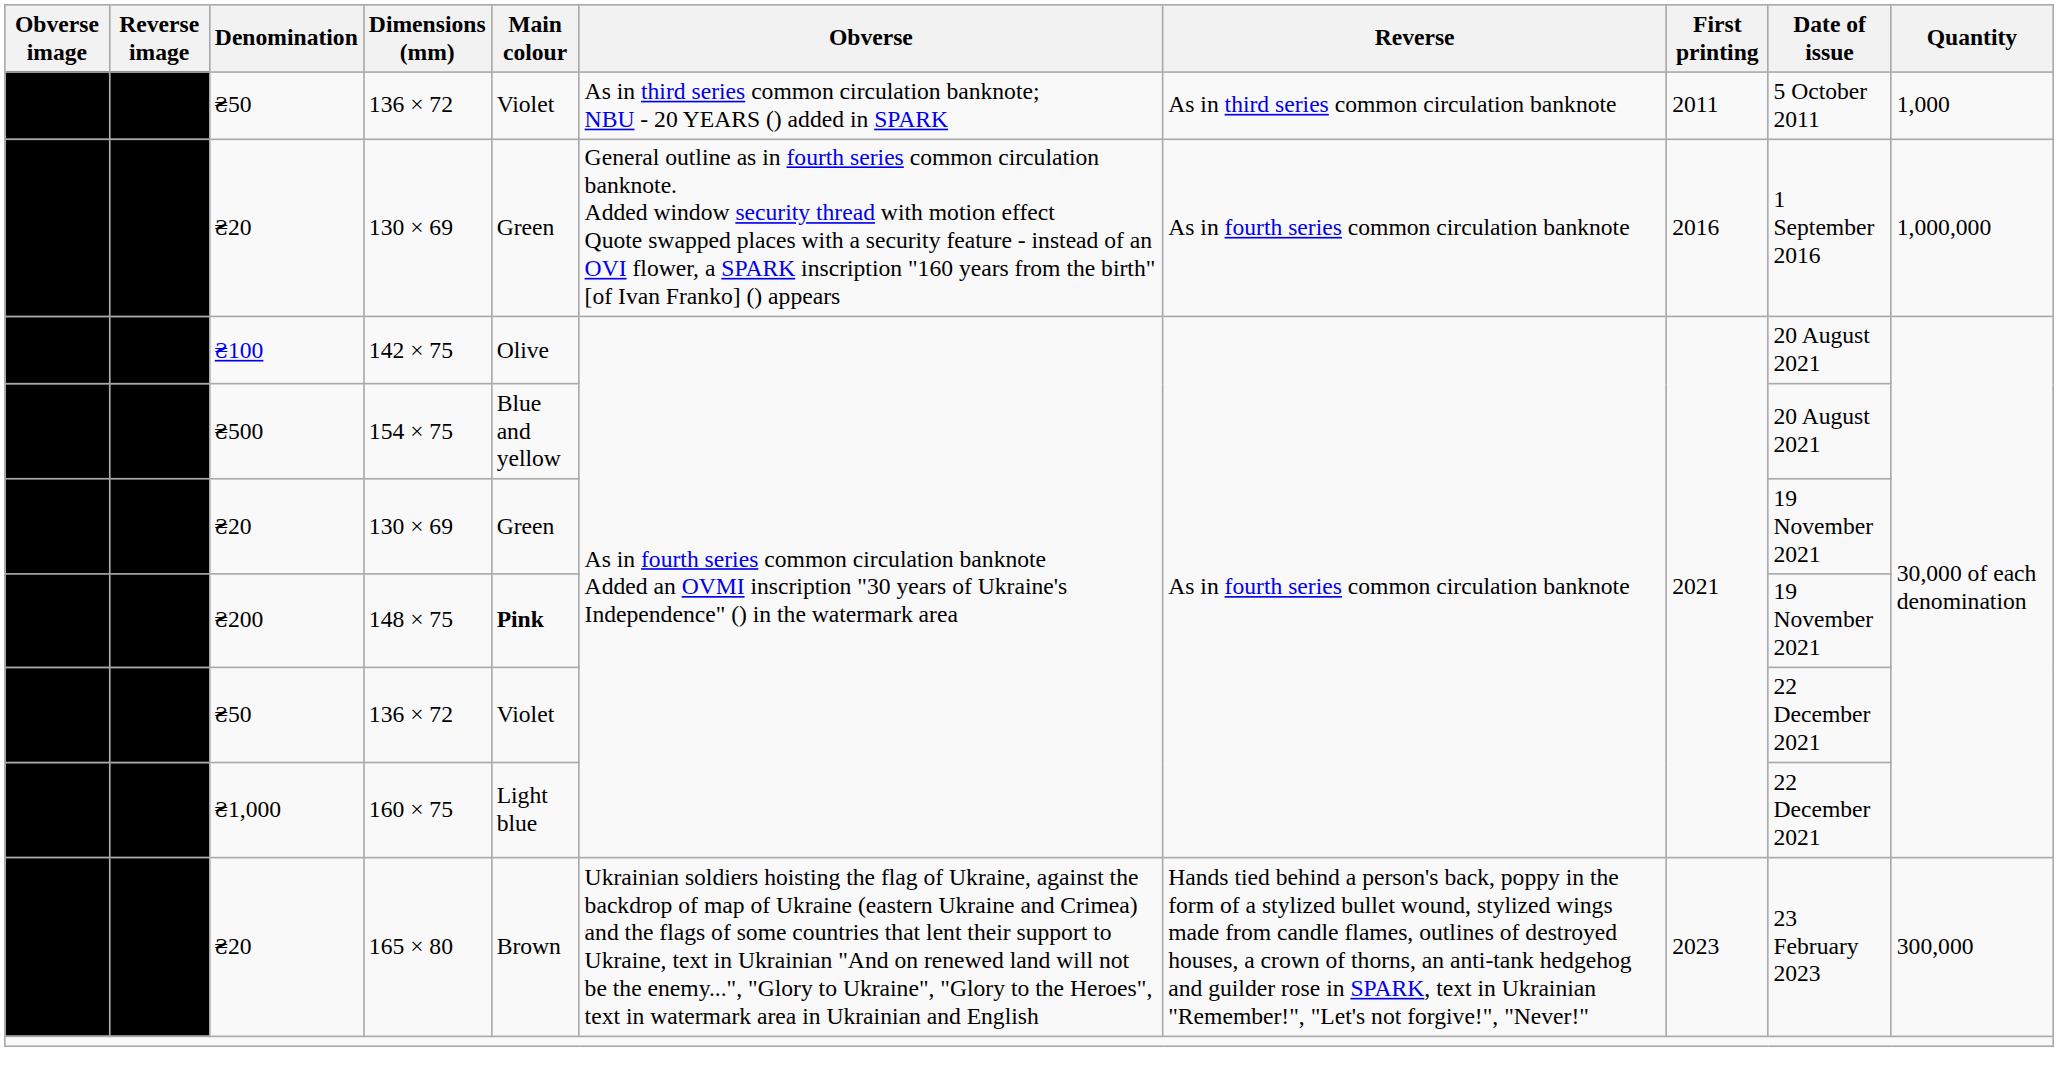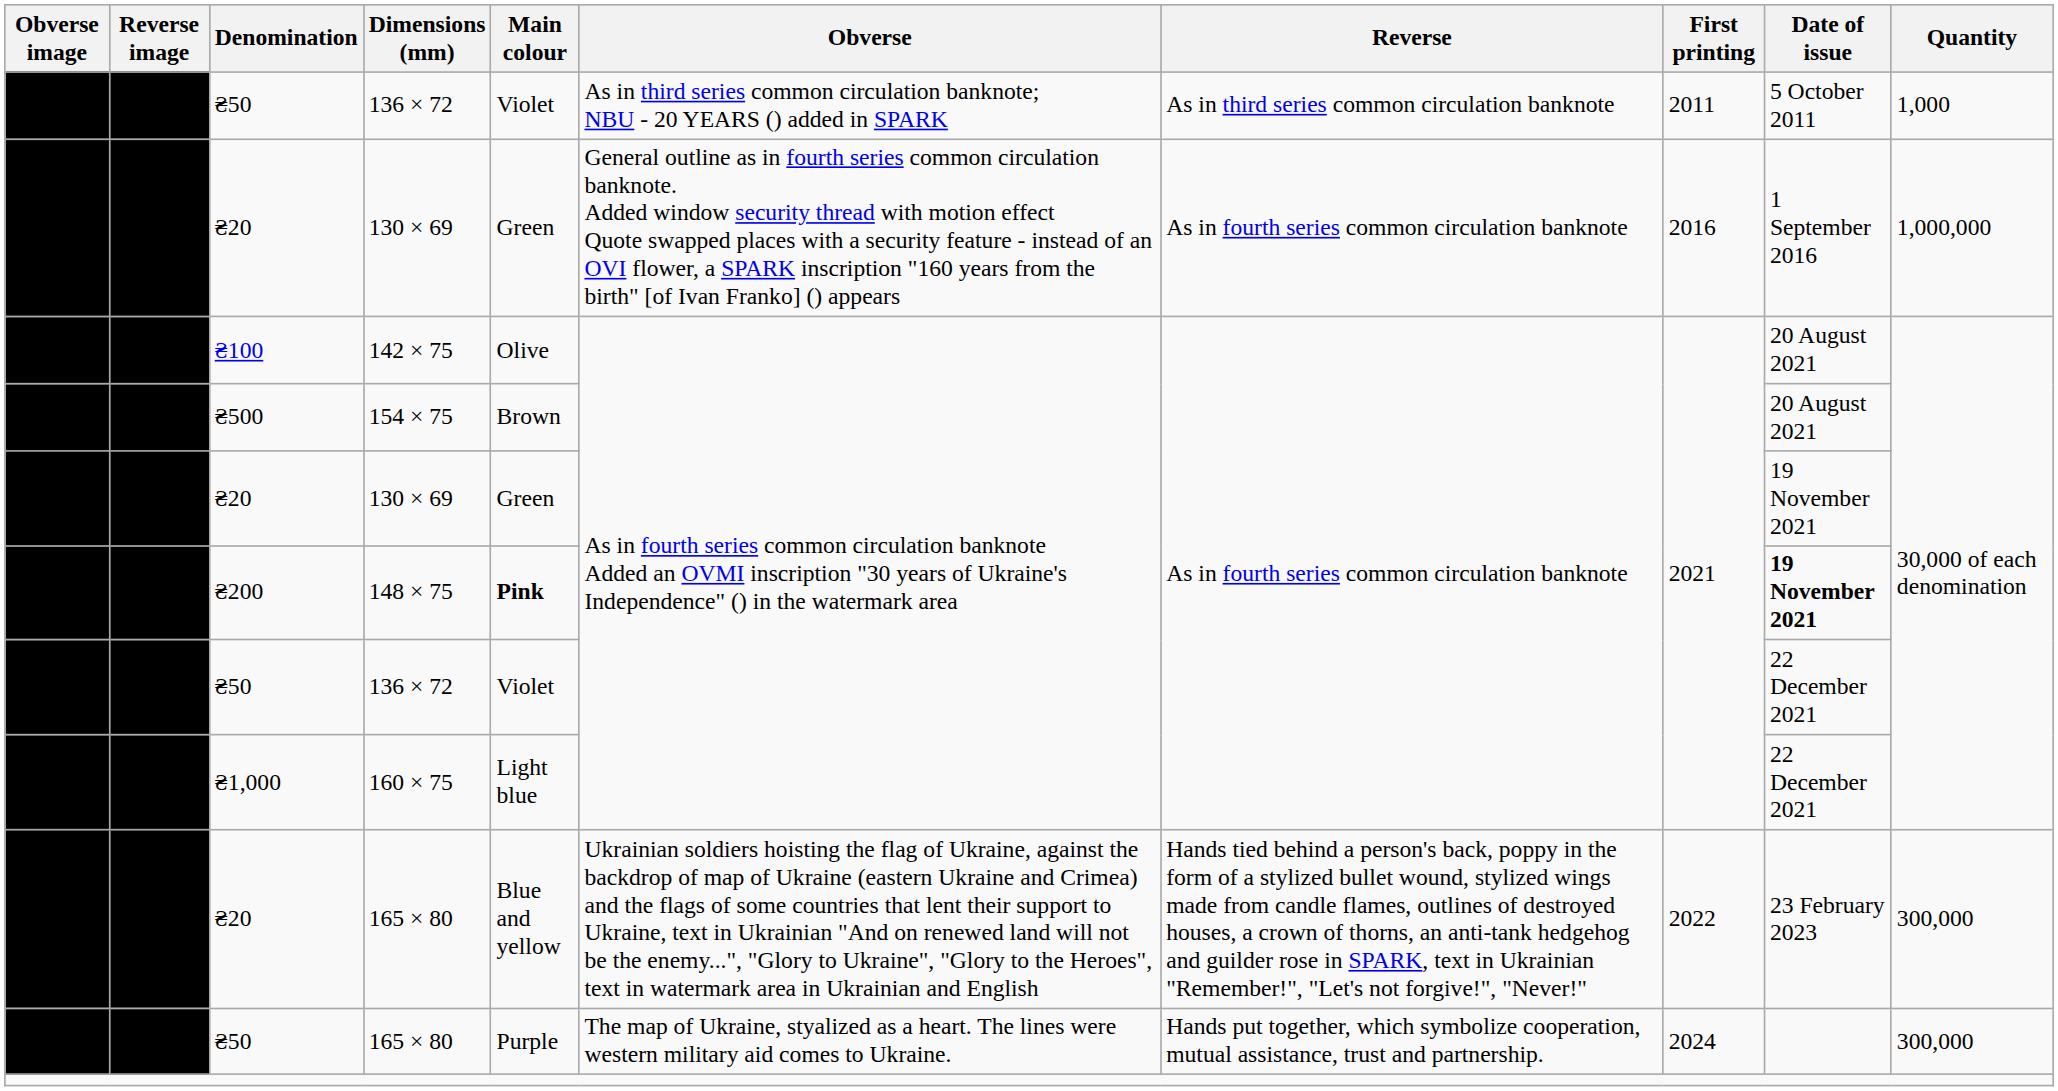(529, 431) Blue and yellow -> (529, 417) Brown
(1823, 620) normal -> (1822, 592) bold
(529, 946) Brown -> (529, 918) Blue and yellow
(1696, 946) 2023 -> (1692, 918) 2022
+ row: (233, 1041)
